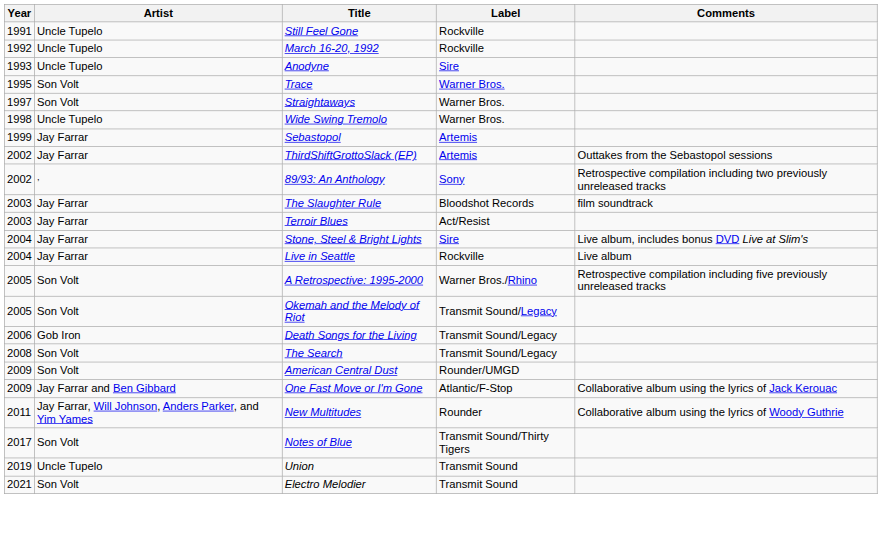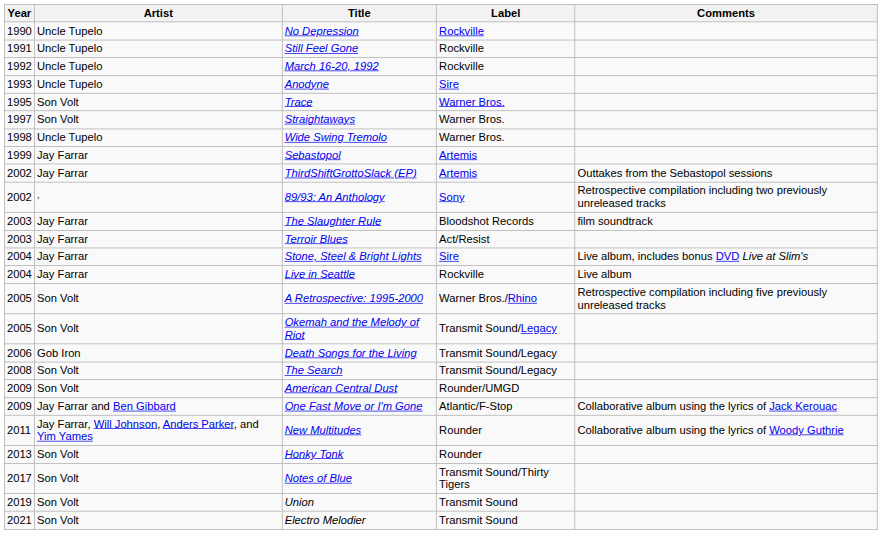+ row: (322, 31)
+ row: (314, 454)
(70, 467) Uncle Tupelo -> (58, 502) Son Volt
